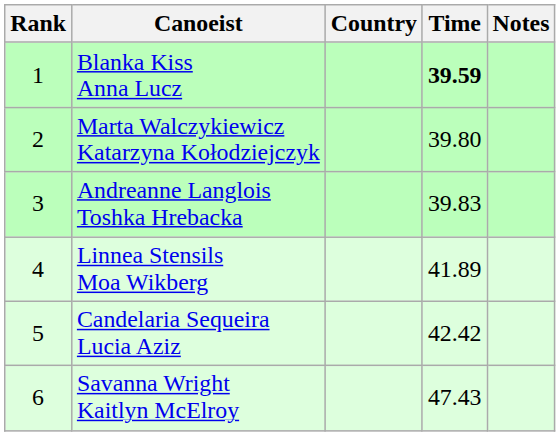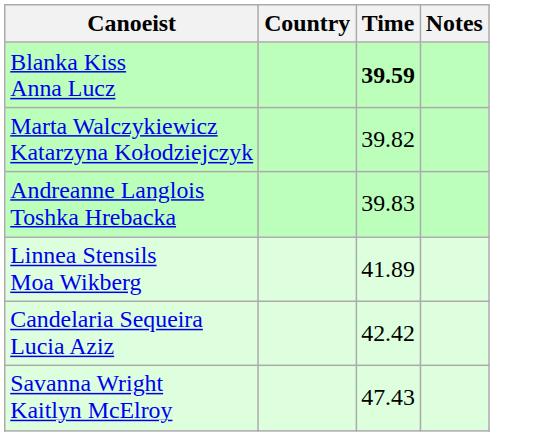- column: (38, 23)
(455, 139) 39.80 -> (388, 139) 39.82
